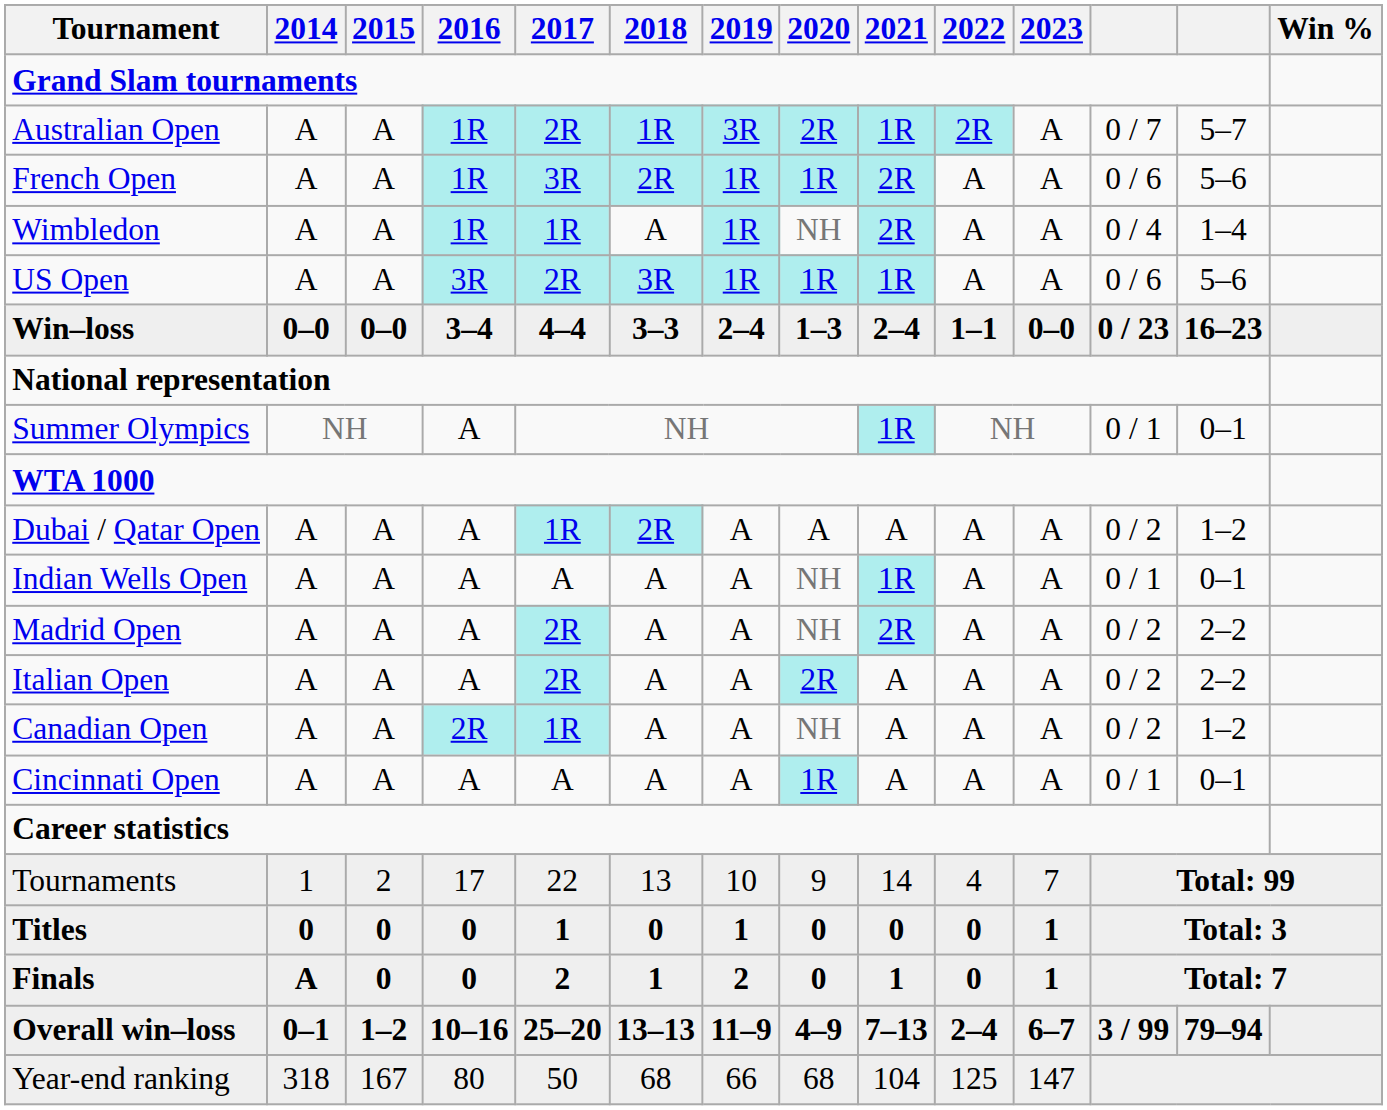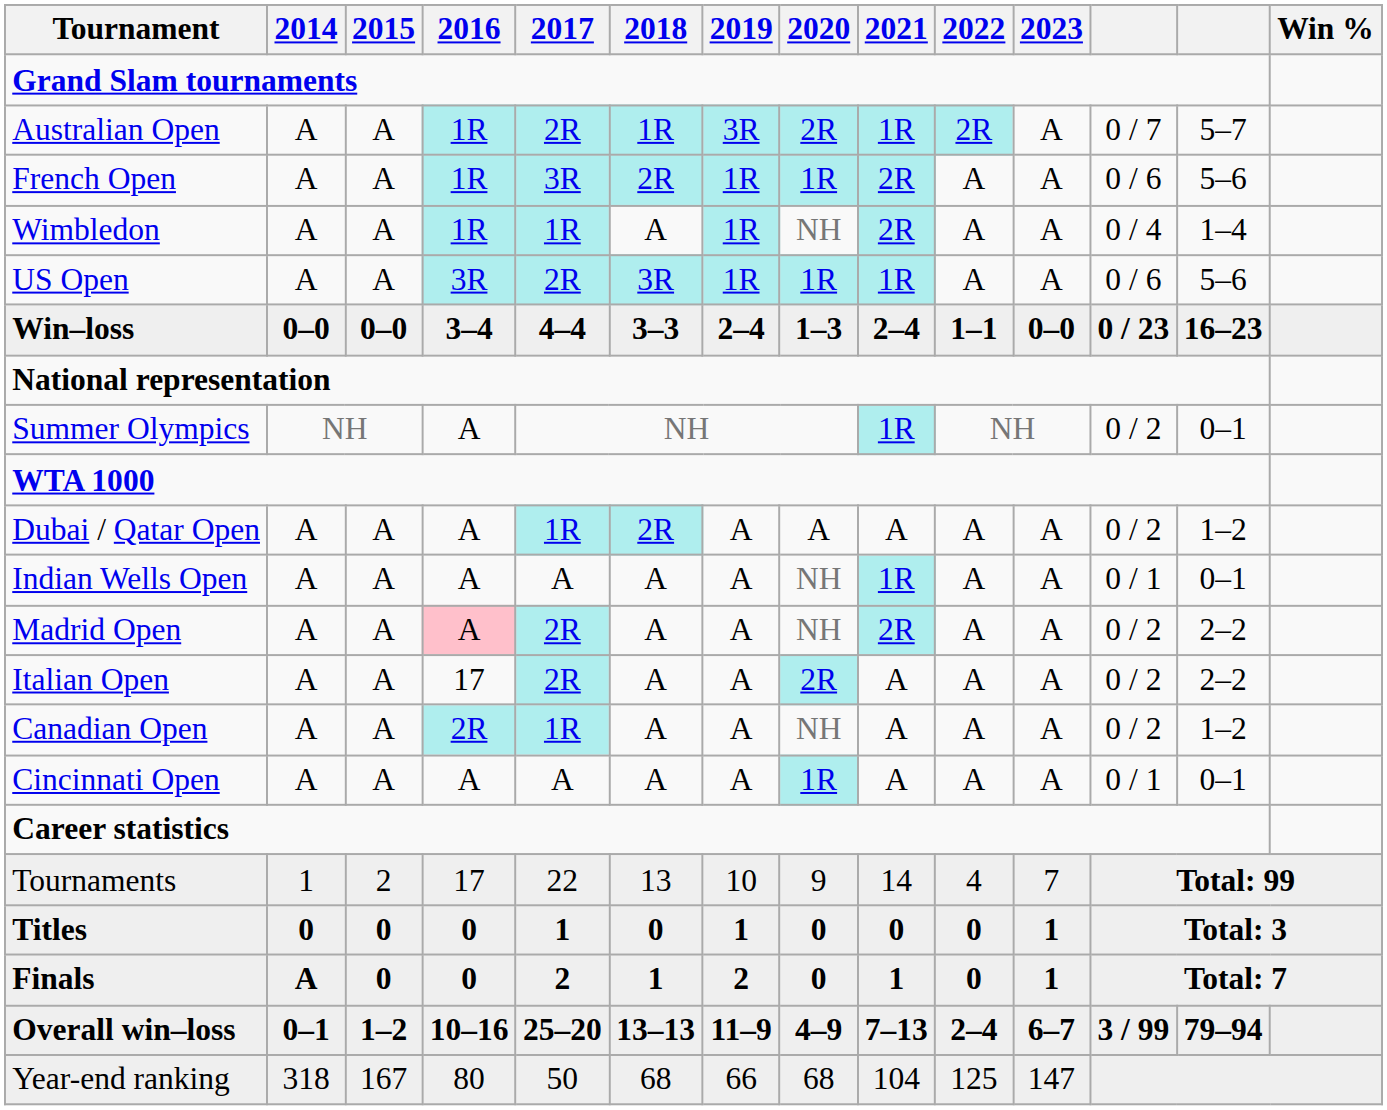(1133, 429) 0 / 1 -> (1133, 429) 0 / 2
(469, 629) no background -> (469, 629) pink background
(469, 679) A -> (469, 679) 17
